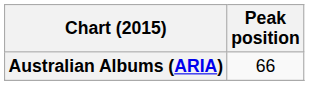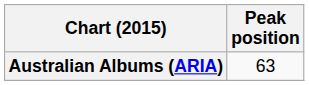(265, 66) 66 -> (265, 66) 63
